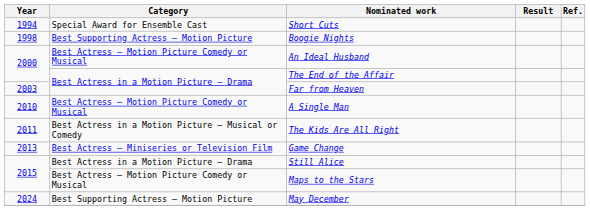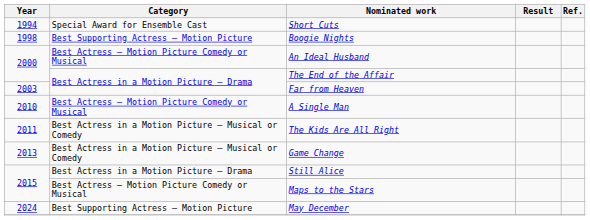(162, 148) Best Actress – Miniseries or Television Film -> (165, 153) Best Actress in a Motion Picture – Musical or Comedy
